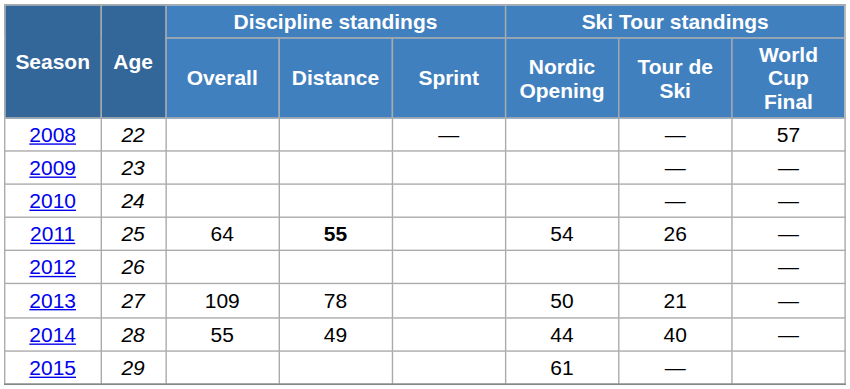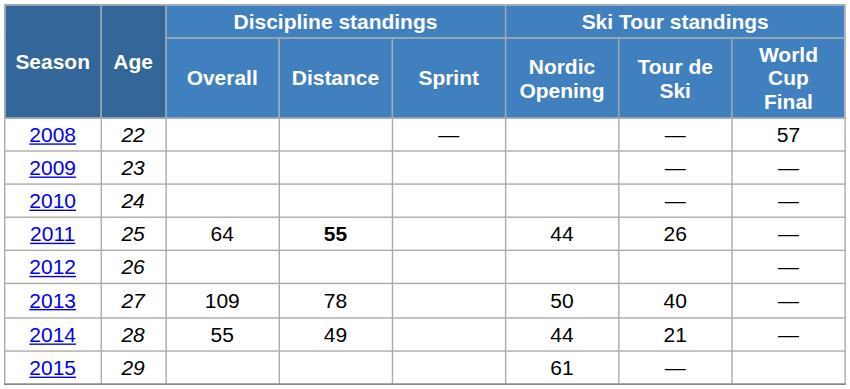(562, 234) 54 -> (562, 234) 44
(675, 301) 21 -> (675, 301) 40
(675, 334) 40 -> (675, 334) 21
